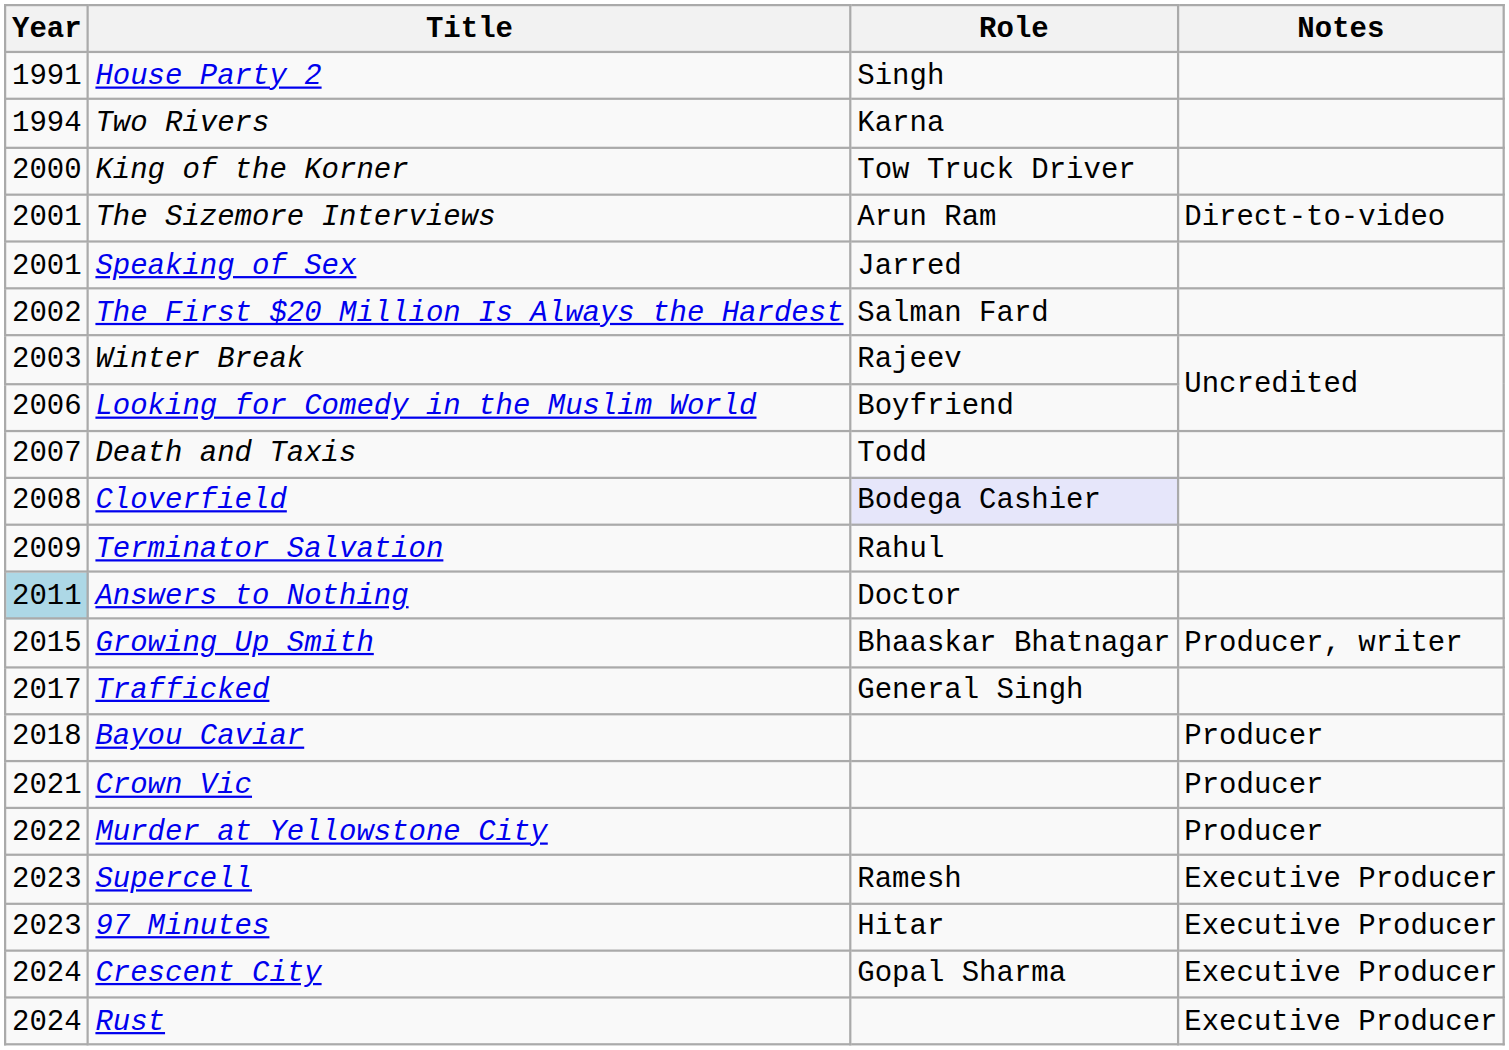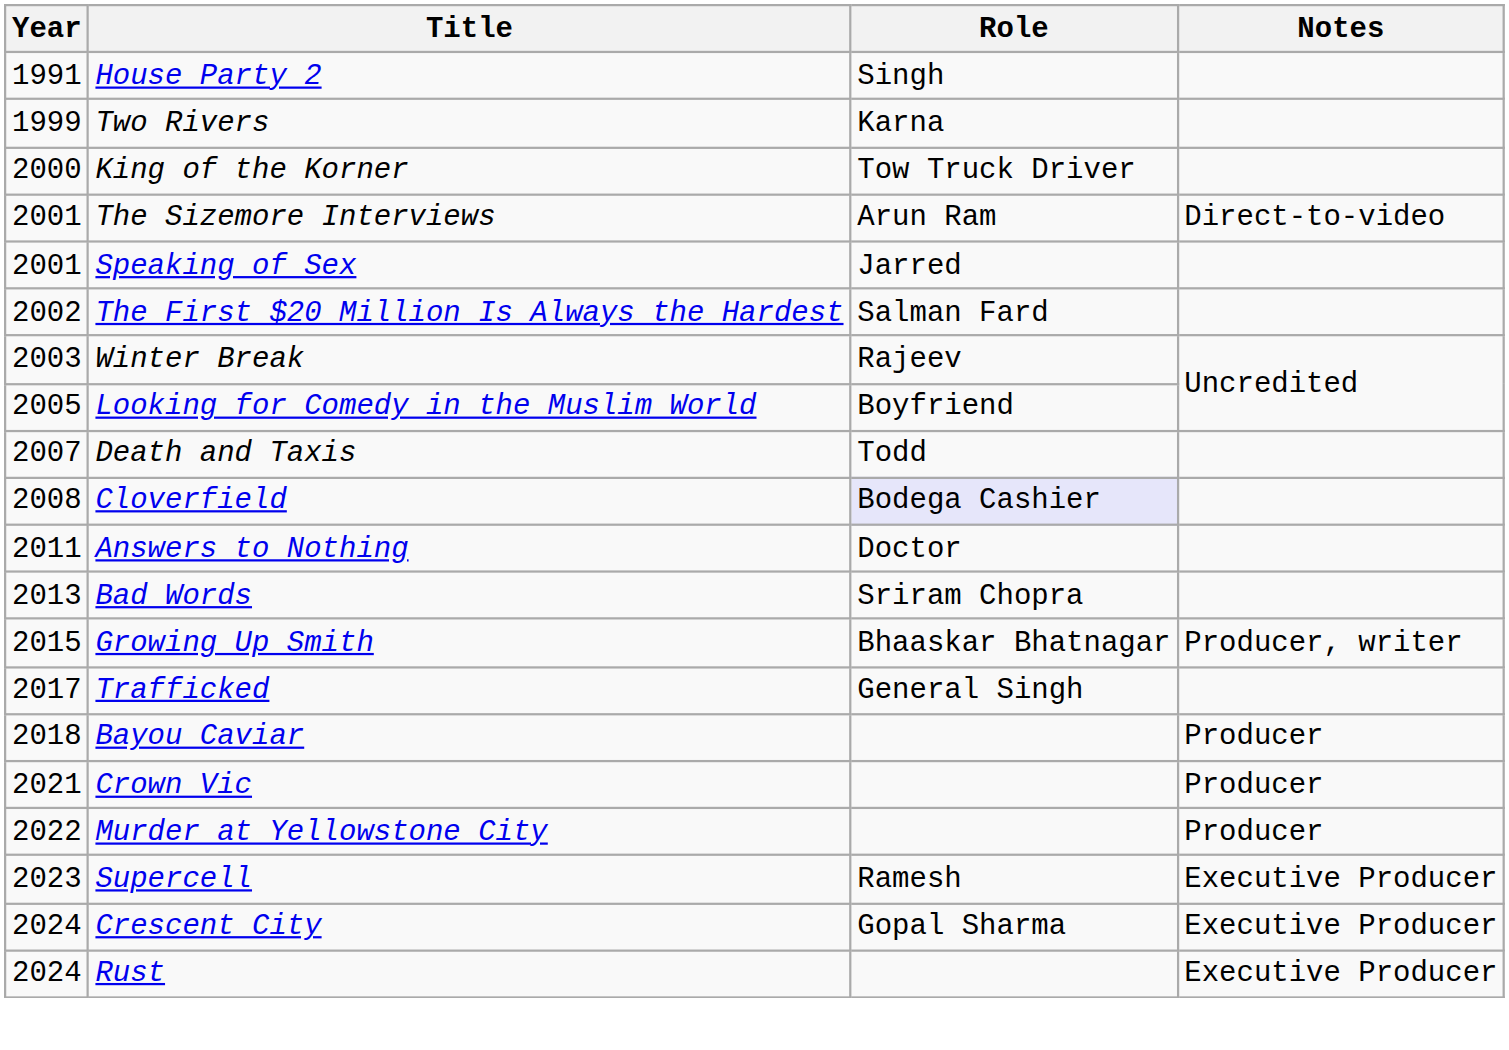(47, 123) 1994 -> (47, 123) 1999
(47, 407) 2006 -> (47, 407) 2005
- row: (269, 548)
(47, 596) lightblue background -> (47, 548) no background
+ row: (174, 596)
- row: (182, 926)
